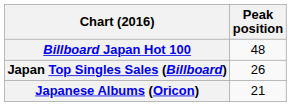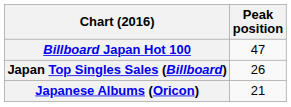(258, 49) 48 -> (258, 49) 47
